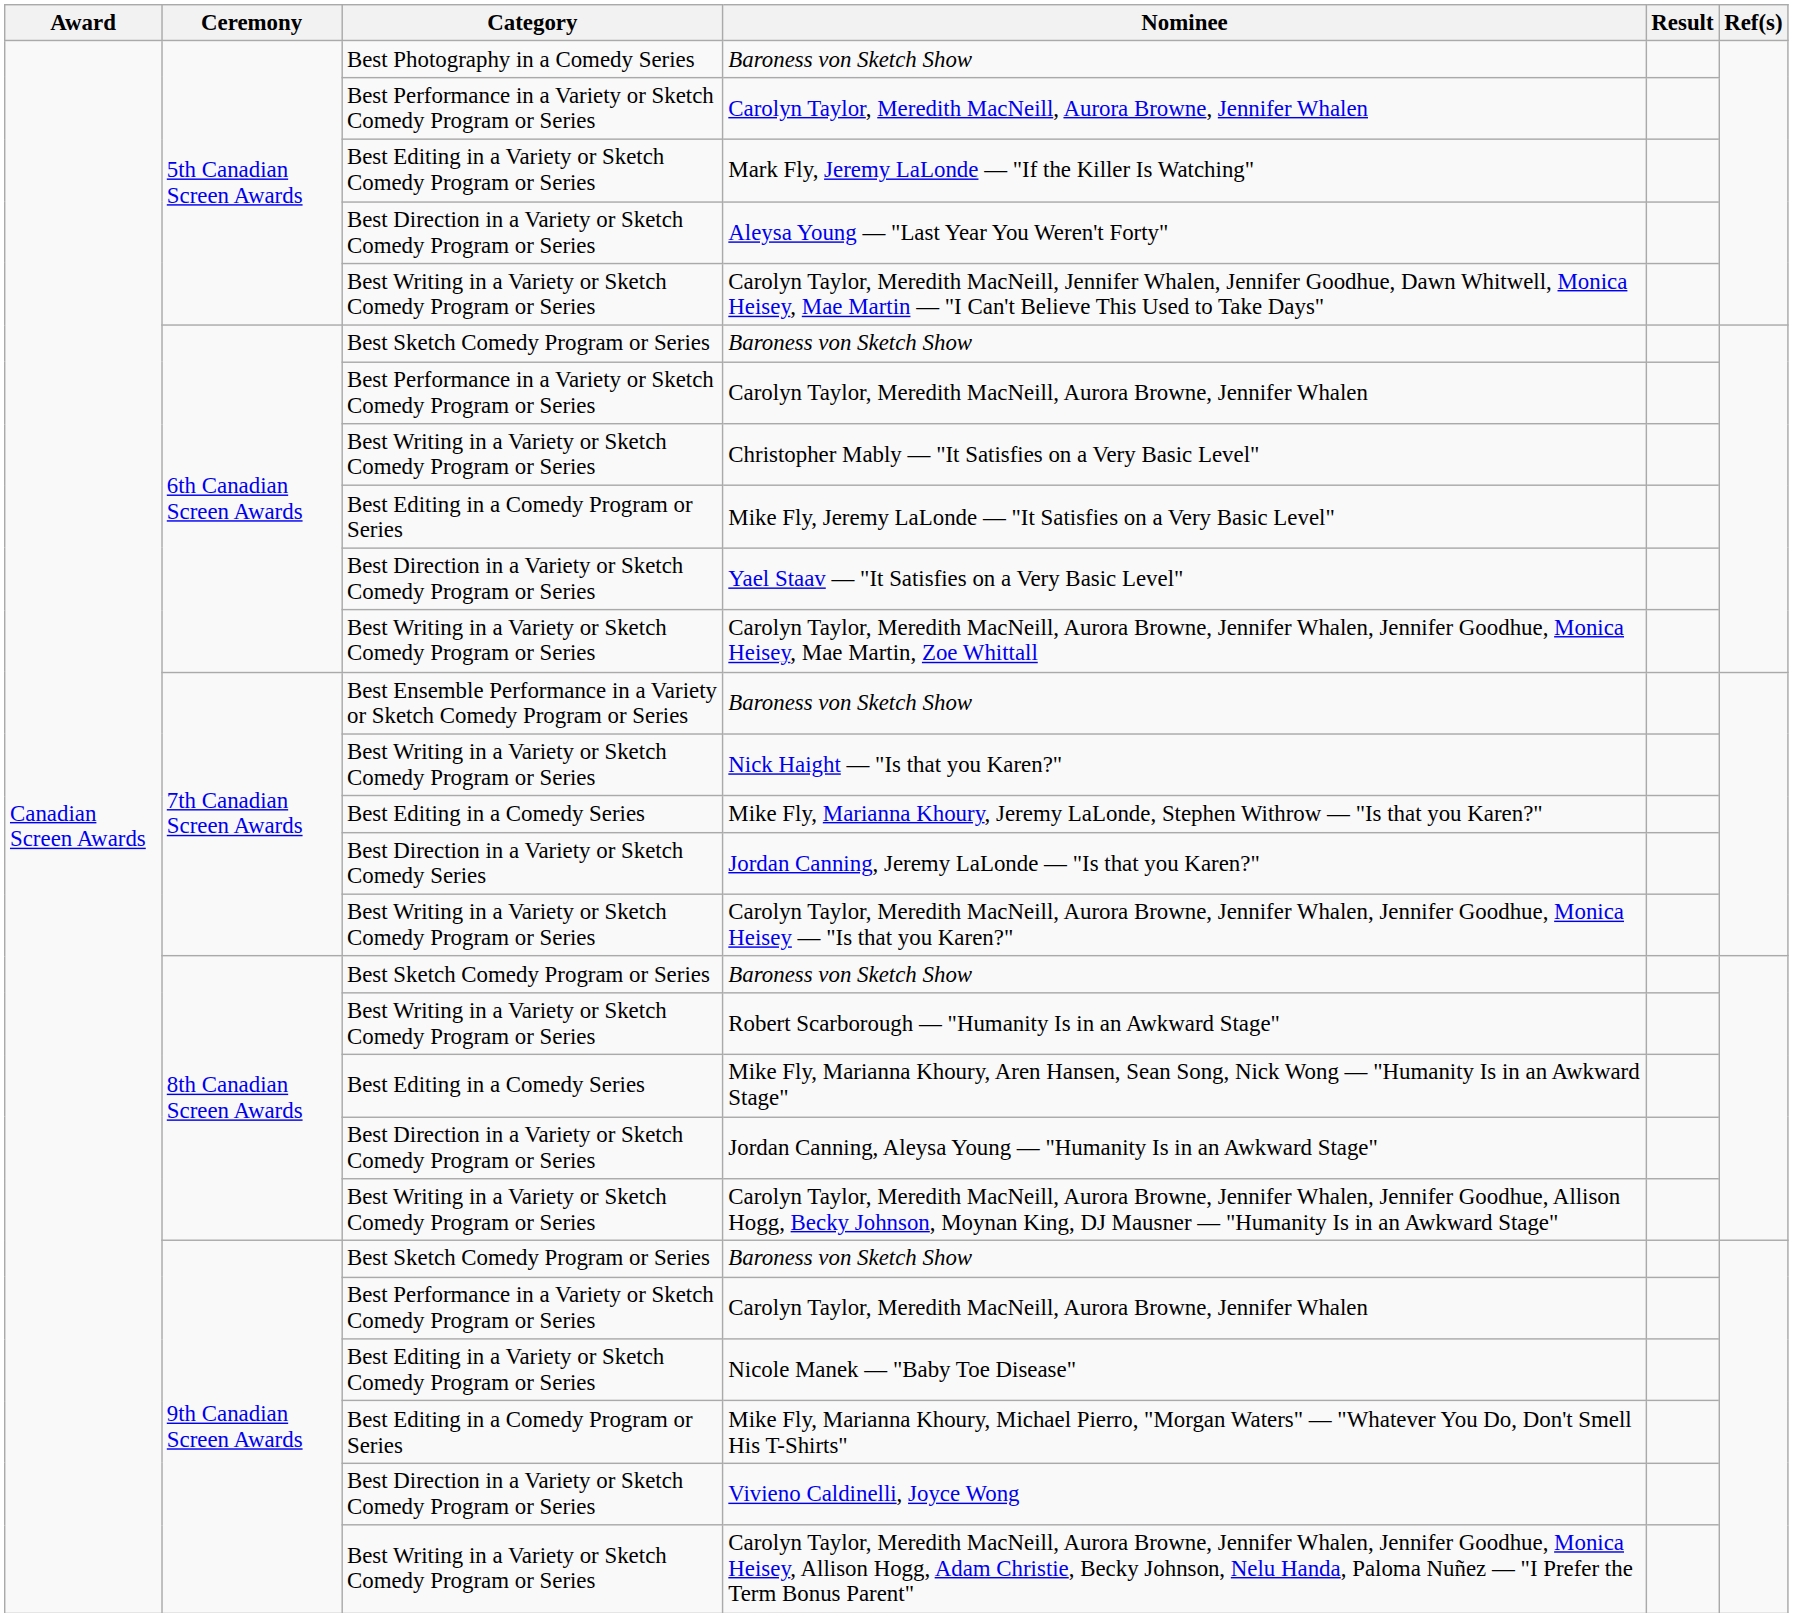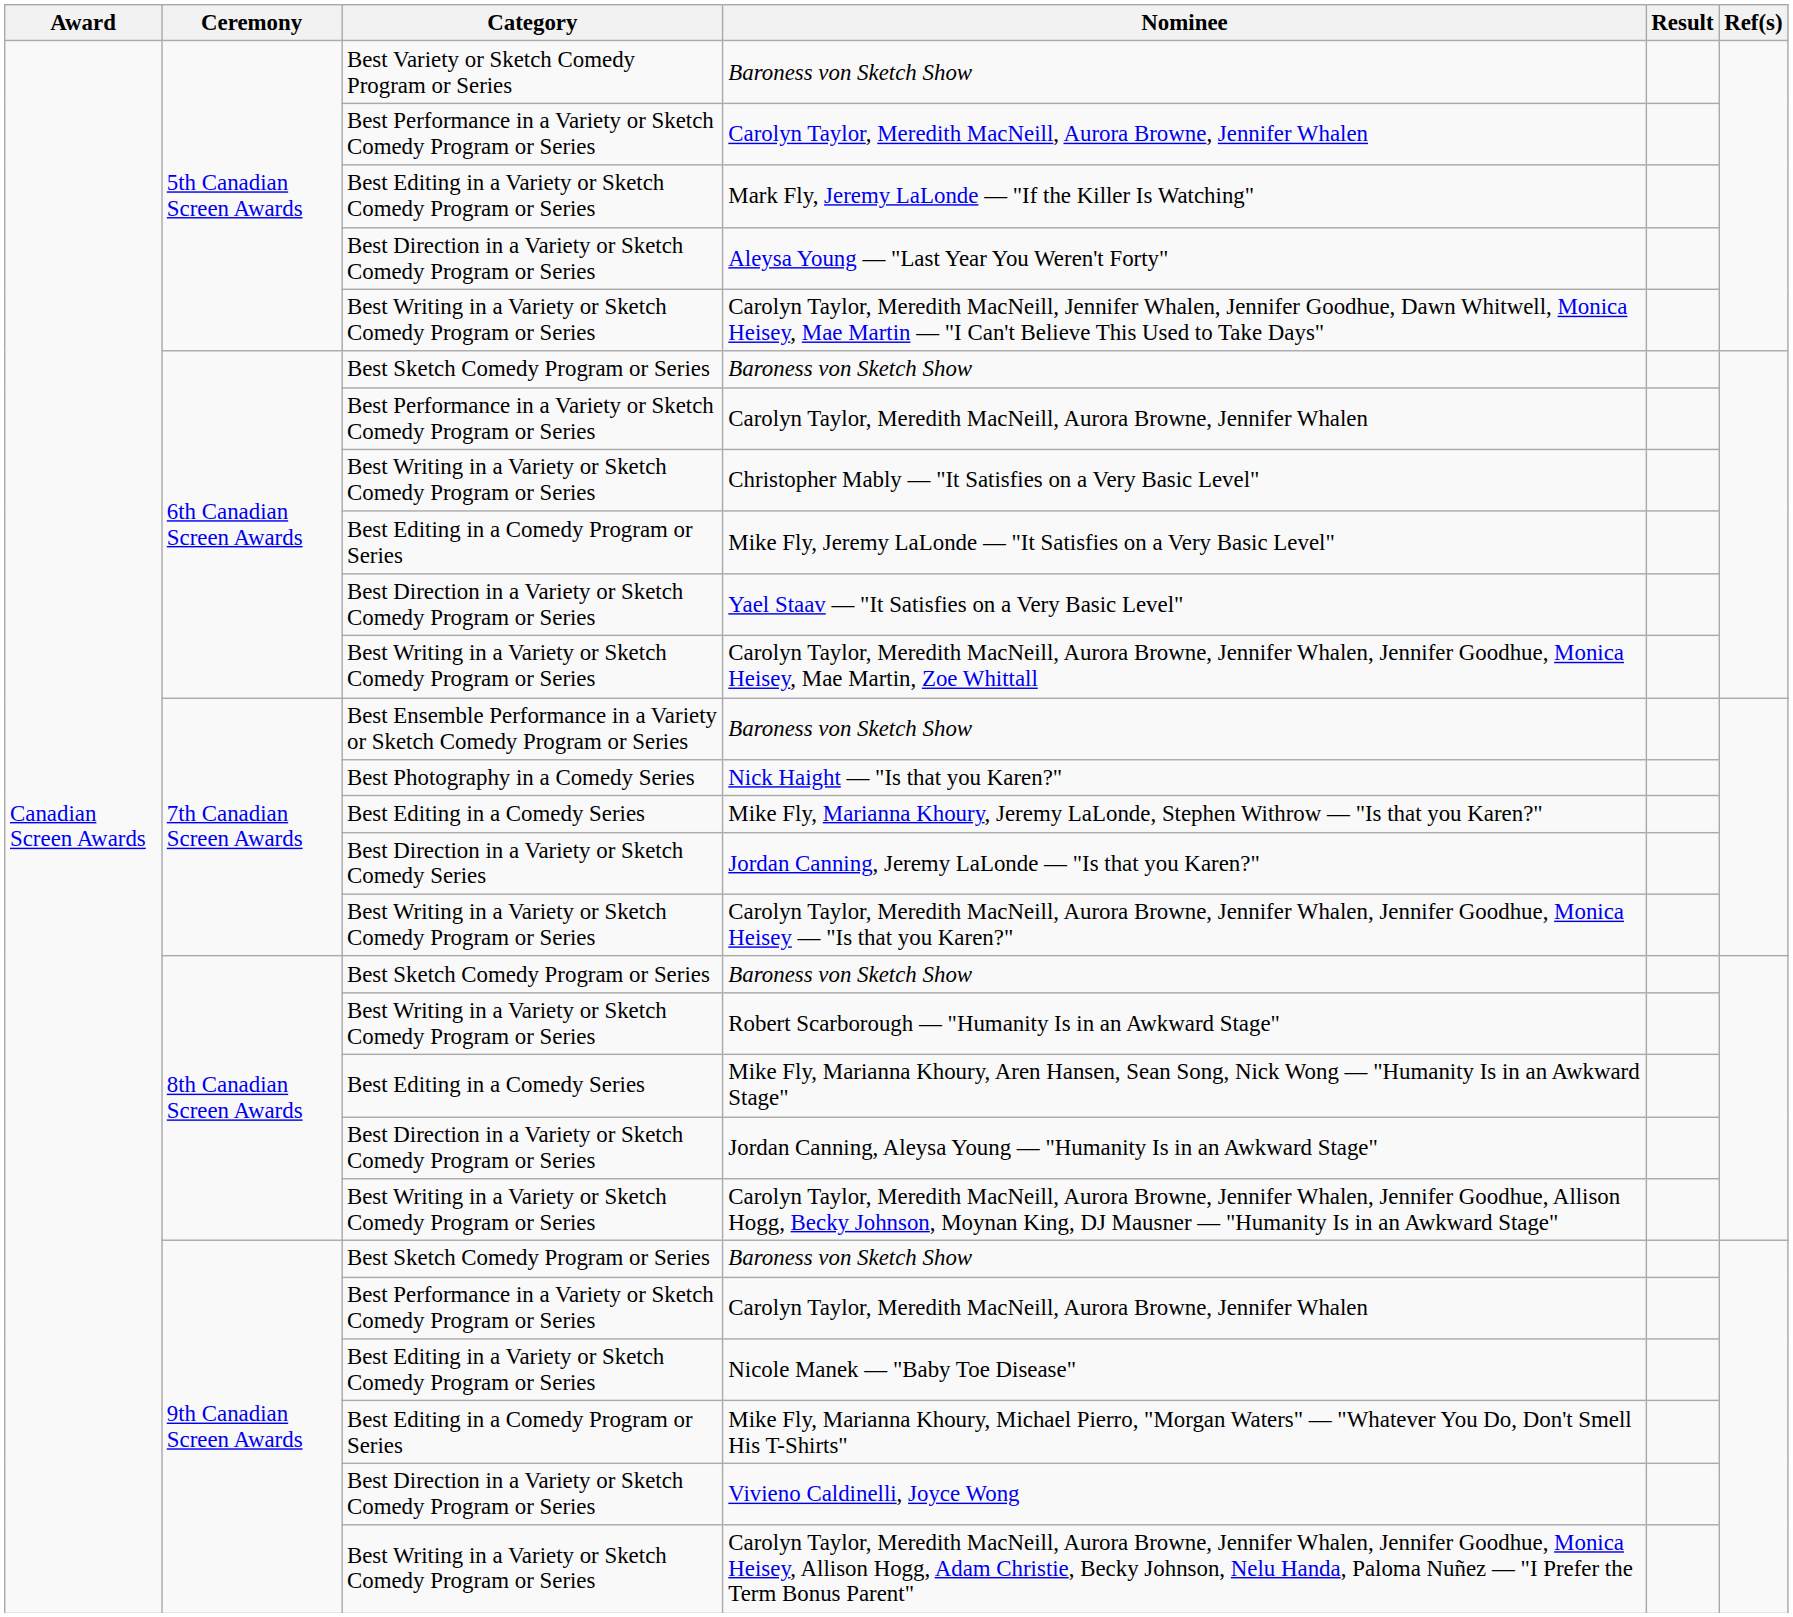(521, 58) Best Photography in a Comedy Series -> (491, 71) Best Variety or Sketch Comedy Program or Series
(507, 764) Best Writing in a Variety or Sketch Comedy Program or Series -> (521, 777) Best Photography in a Comedy Series
